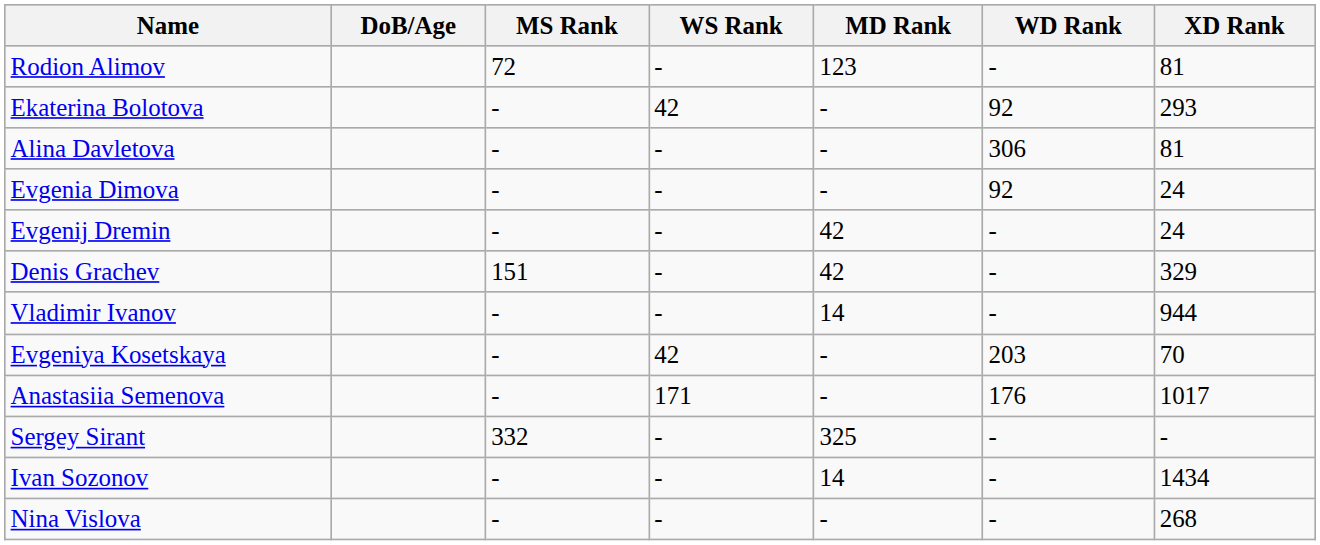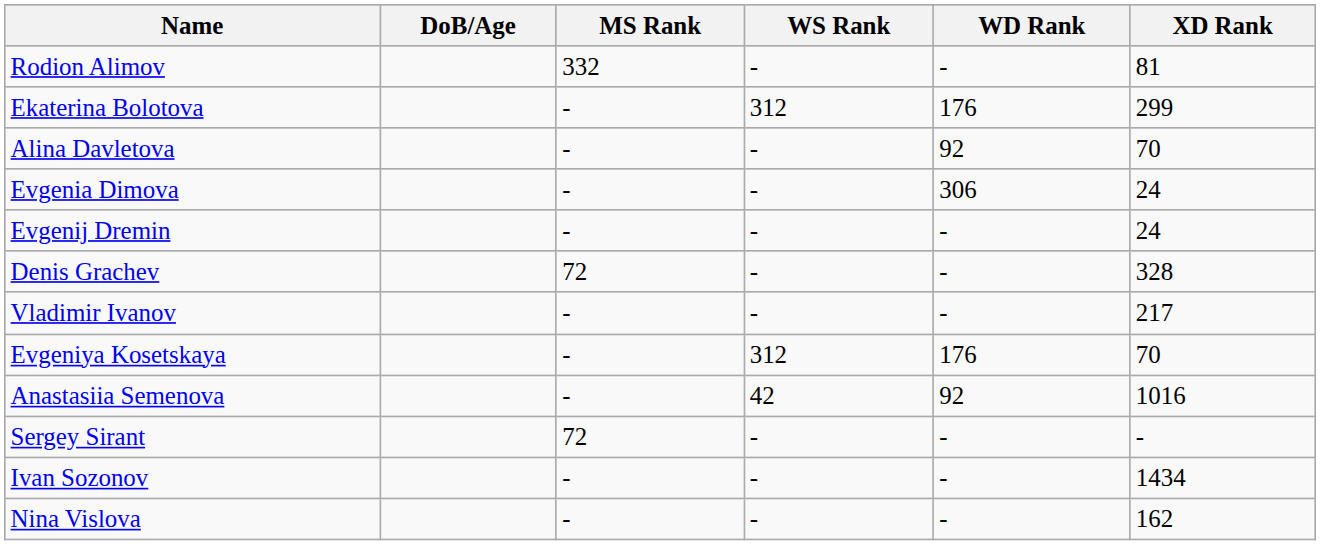- column: (898, 25)
(504, 66) 72 -> (581, 66) 332
(667, 107) 42 -> (768, 107) 312
(1001, 107) 92 -> (958, 107) 176
(1178, 107) 293 -> (1155, 107) 299
(1007, 148) 306 -> (952, 148) 92
(1172, 148) 81 -> (1148, 148) 70
(1001, 189) 92 -> (958, 189) 306
(510, 271) 151 -> (575, 271) 72
(1178, 271) 329 -> (1155, 271) 328
(1178, 312) 944 -> (1155, 312) 217
(667, 354) 42 -> (768, 354) 312
(1007, 354) 203 -> (958, 354) 176
(673, 395) 171 -> (762, 395) 42
(1007, 395) 176 -> (952, 395) 92
(1185, 395) 1017 -> (1161, 395) 1016
(510, 436) 332 -> (575, 436) 72
(1178, 518) 268 -> (1155, 518) 162
